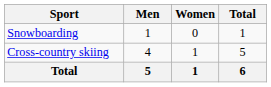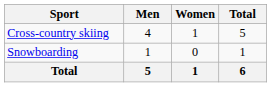rows swapped: (58, 52) <-> (43, 33)
